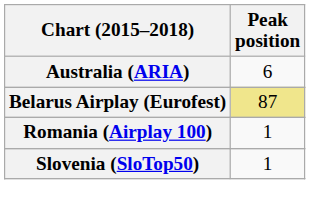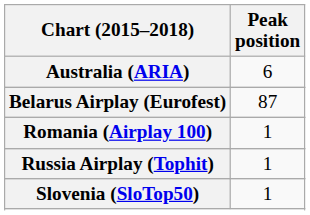(268, 102) khaki background -> (268, 102) no background
+ row: (118, 163)
